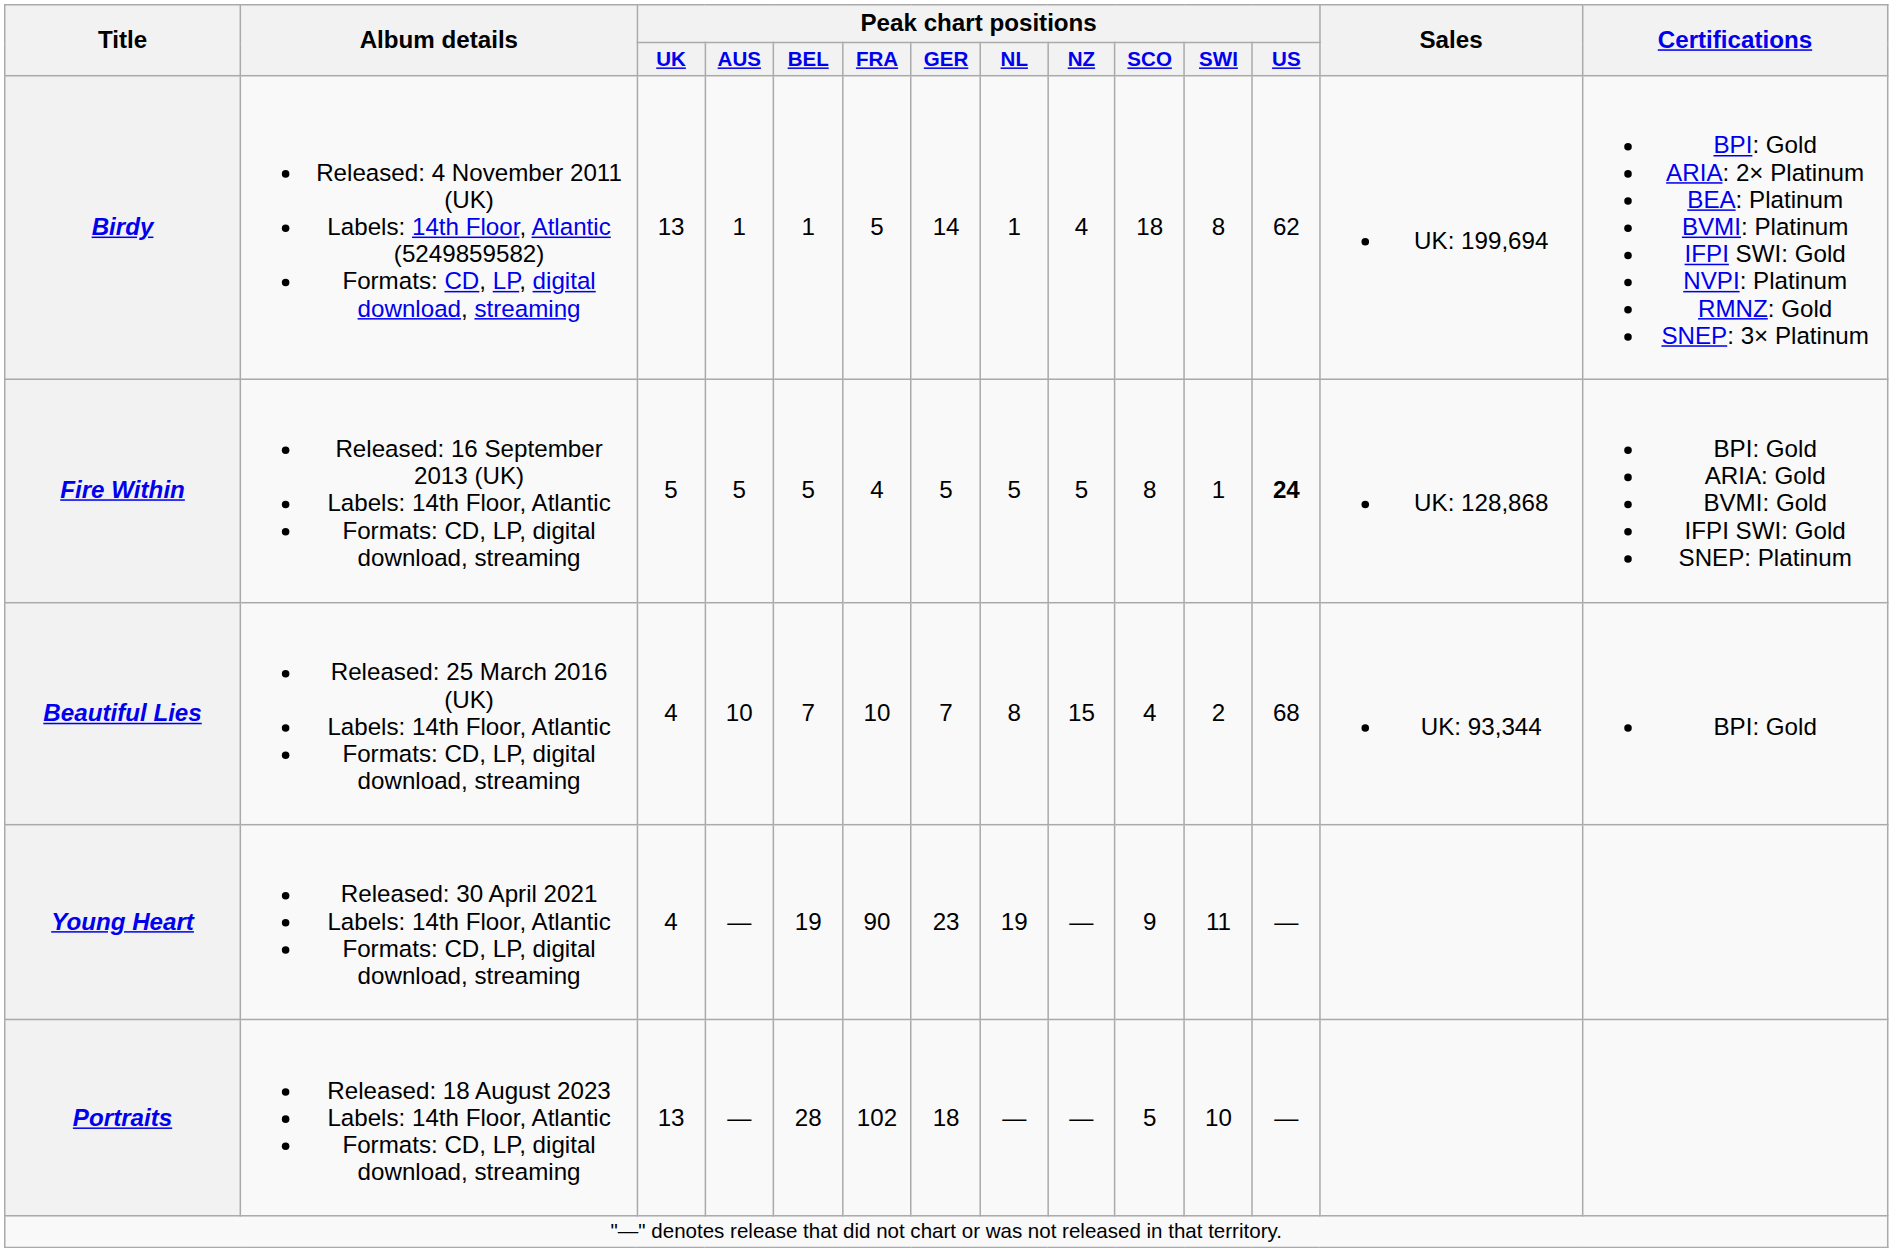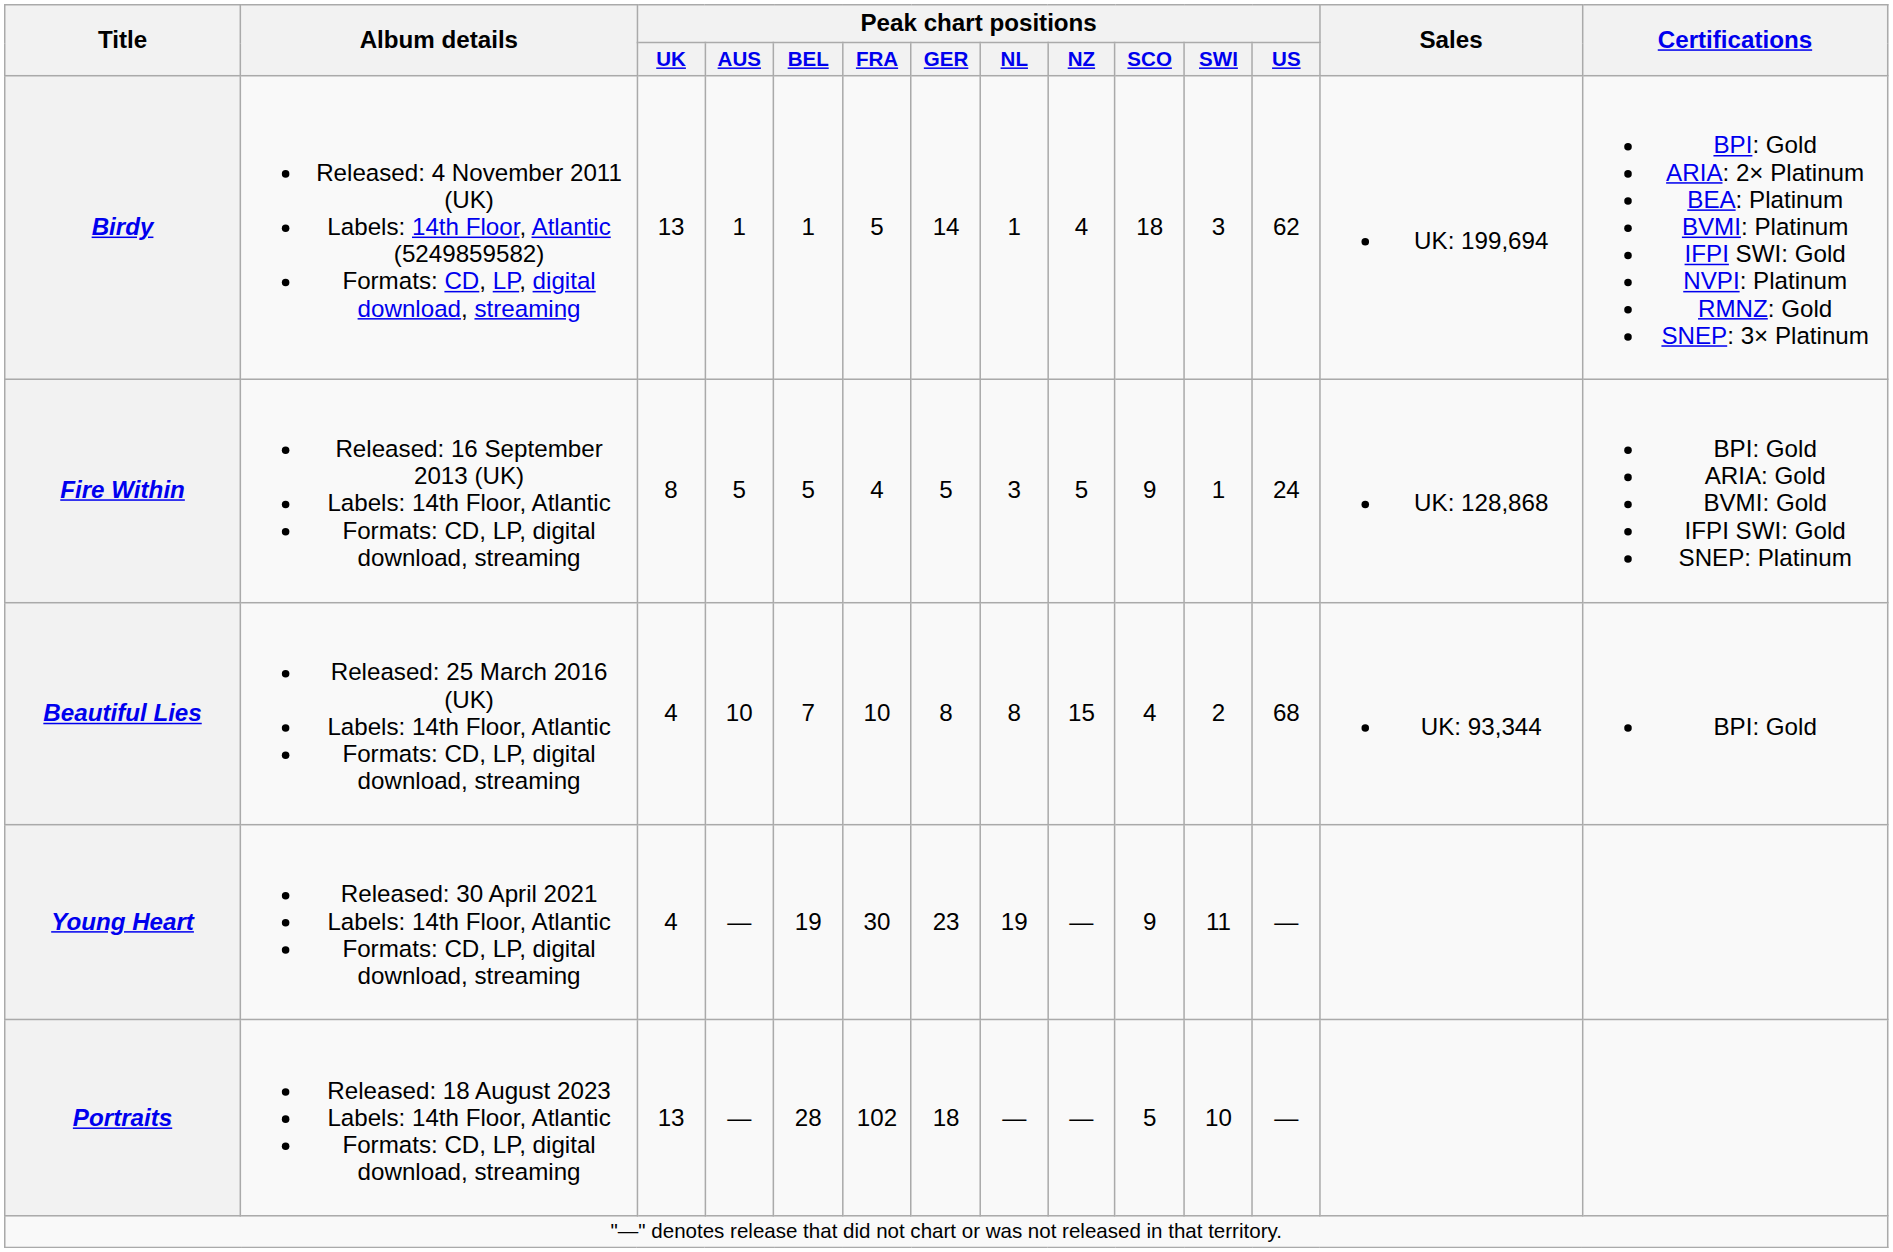(1218, 227) 8 -> (1218, 227) 3
(671, 490) 5 -> (671, 490) 8
(1014, 490) 5 -> (1014, 490) 3
(1150, 490) 8 -> (1150, 490) 9
(1286, 490) bold -> (1286, 490) normal
(946, 713) 7 -> (946, 713) 8
(877, 922) 90 -> (877, 922) 30
